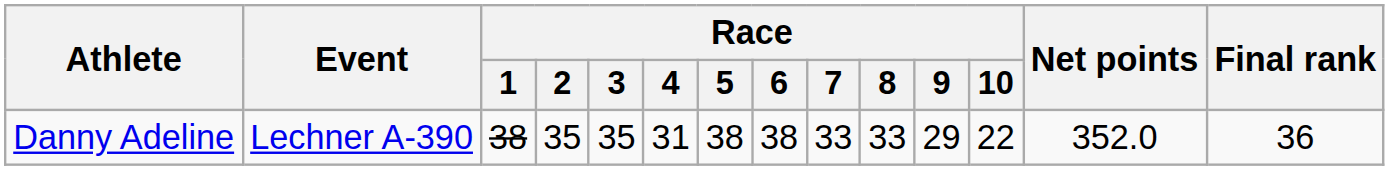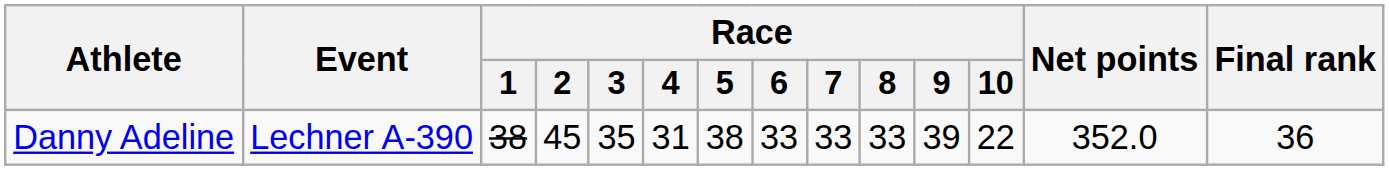(562, 138) 35 -> (562, 138) 45
(779, 138) 38 -> (779, 138) 33
(942, 138) 29 -> (942, 138) 39
